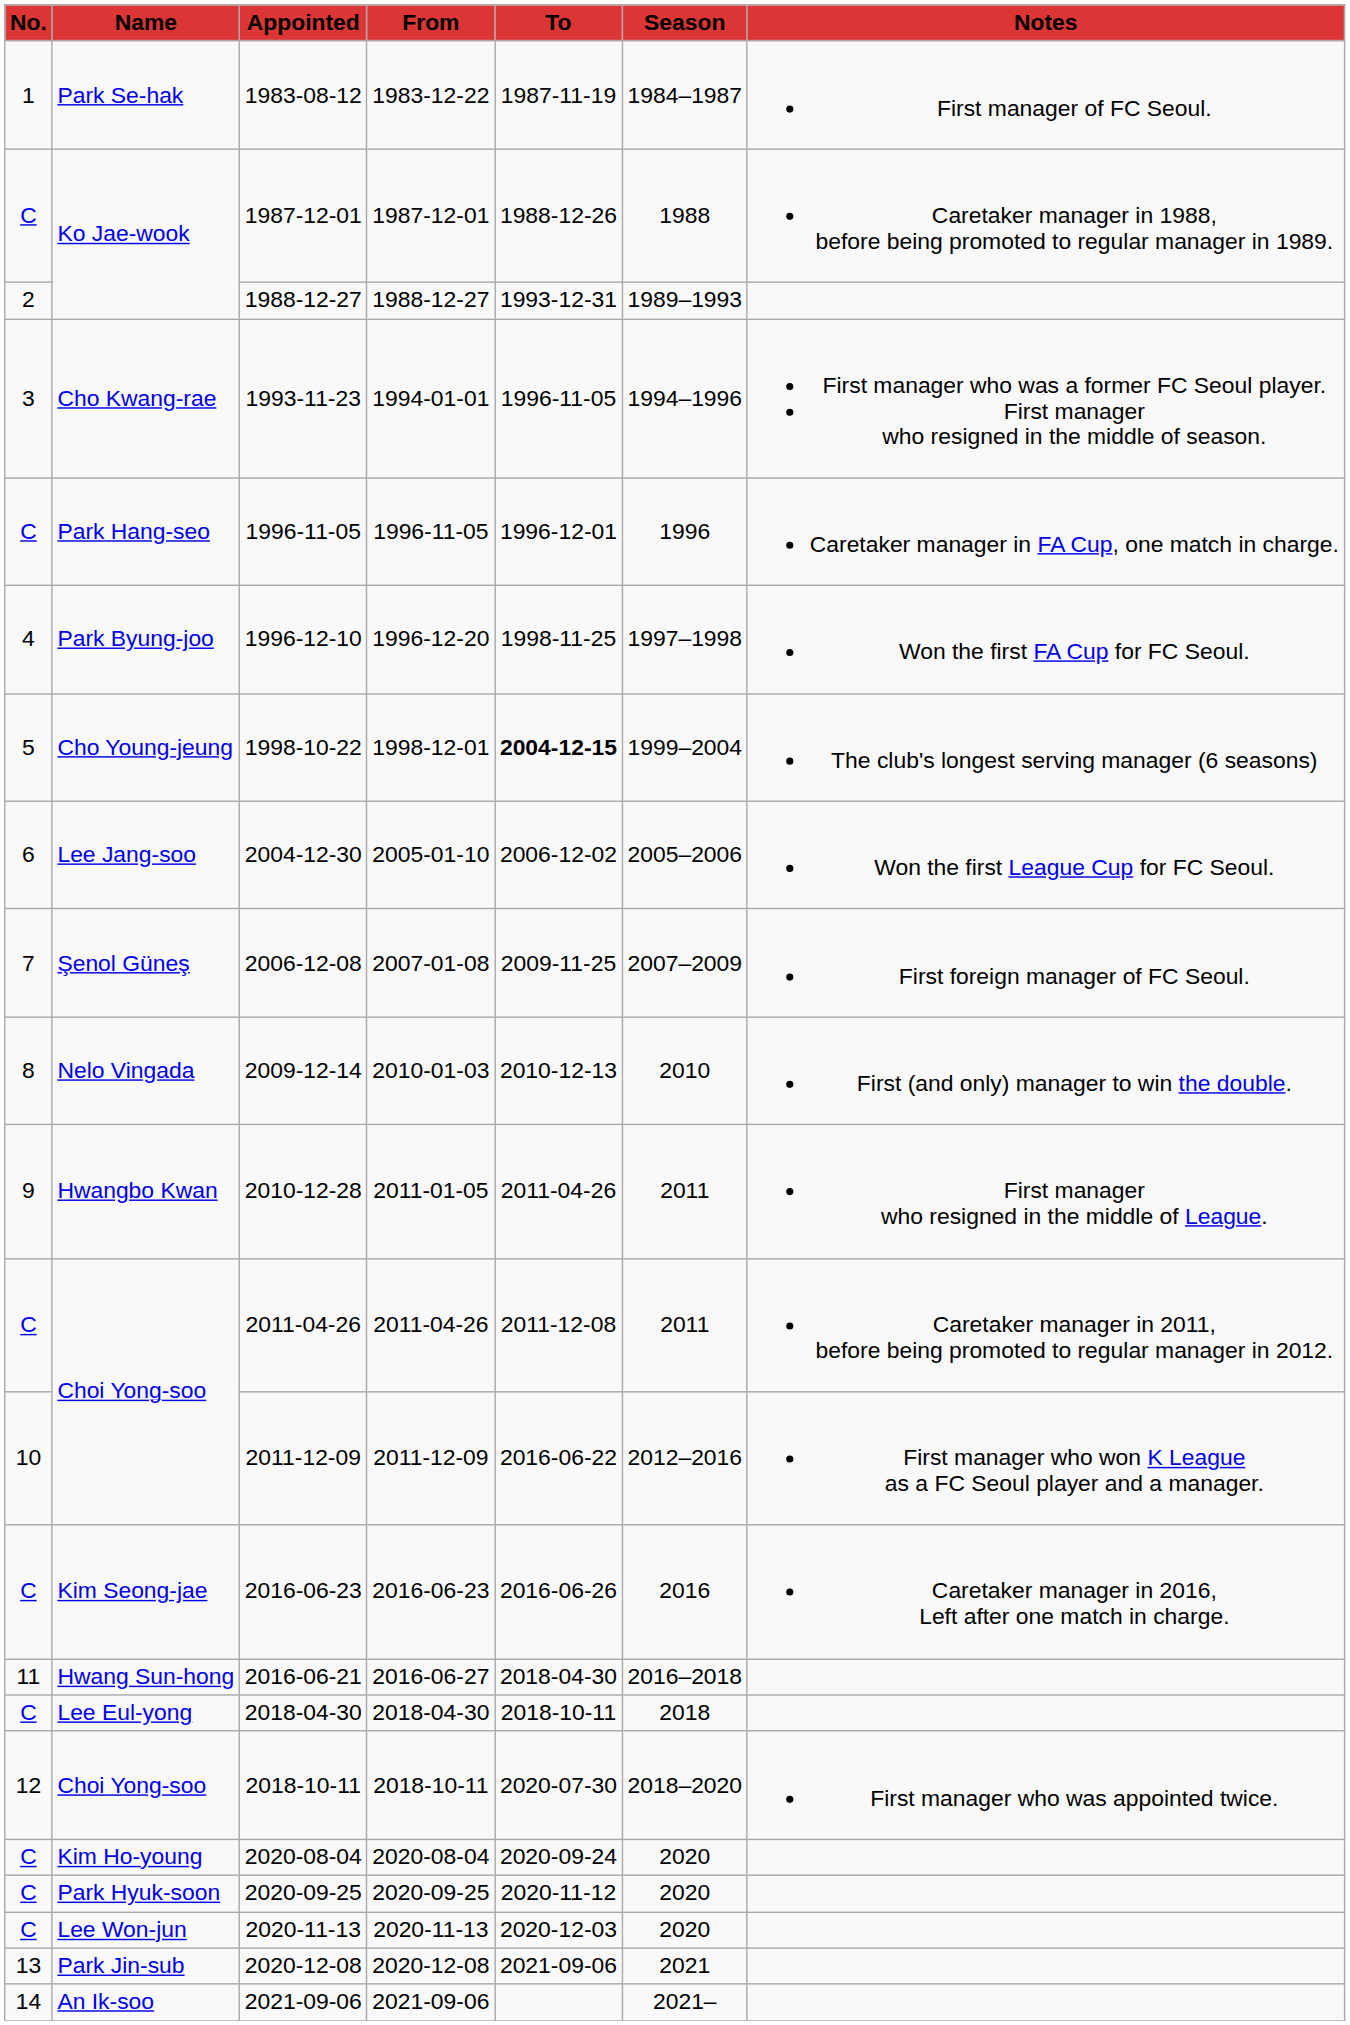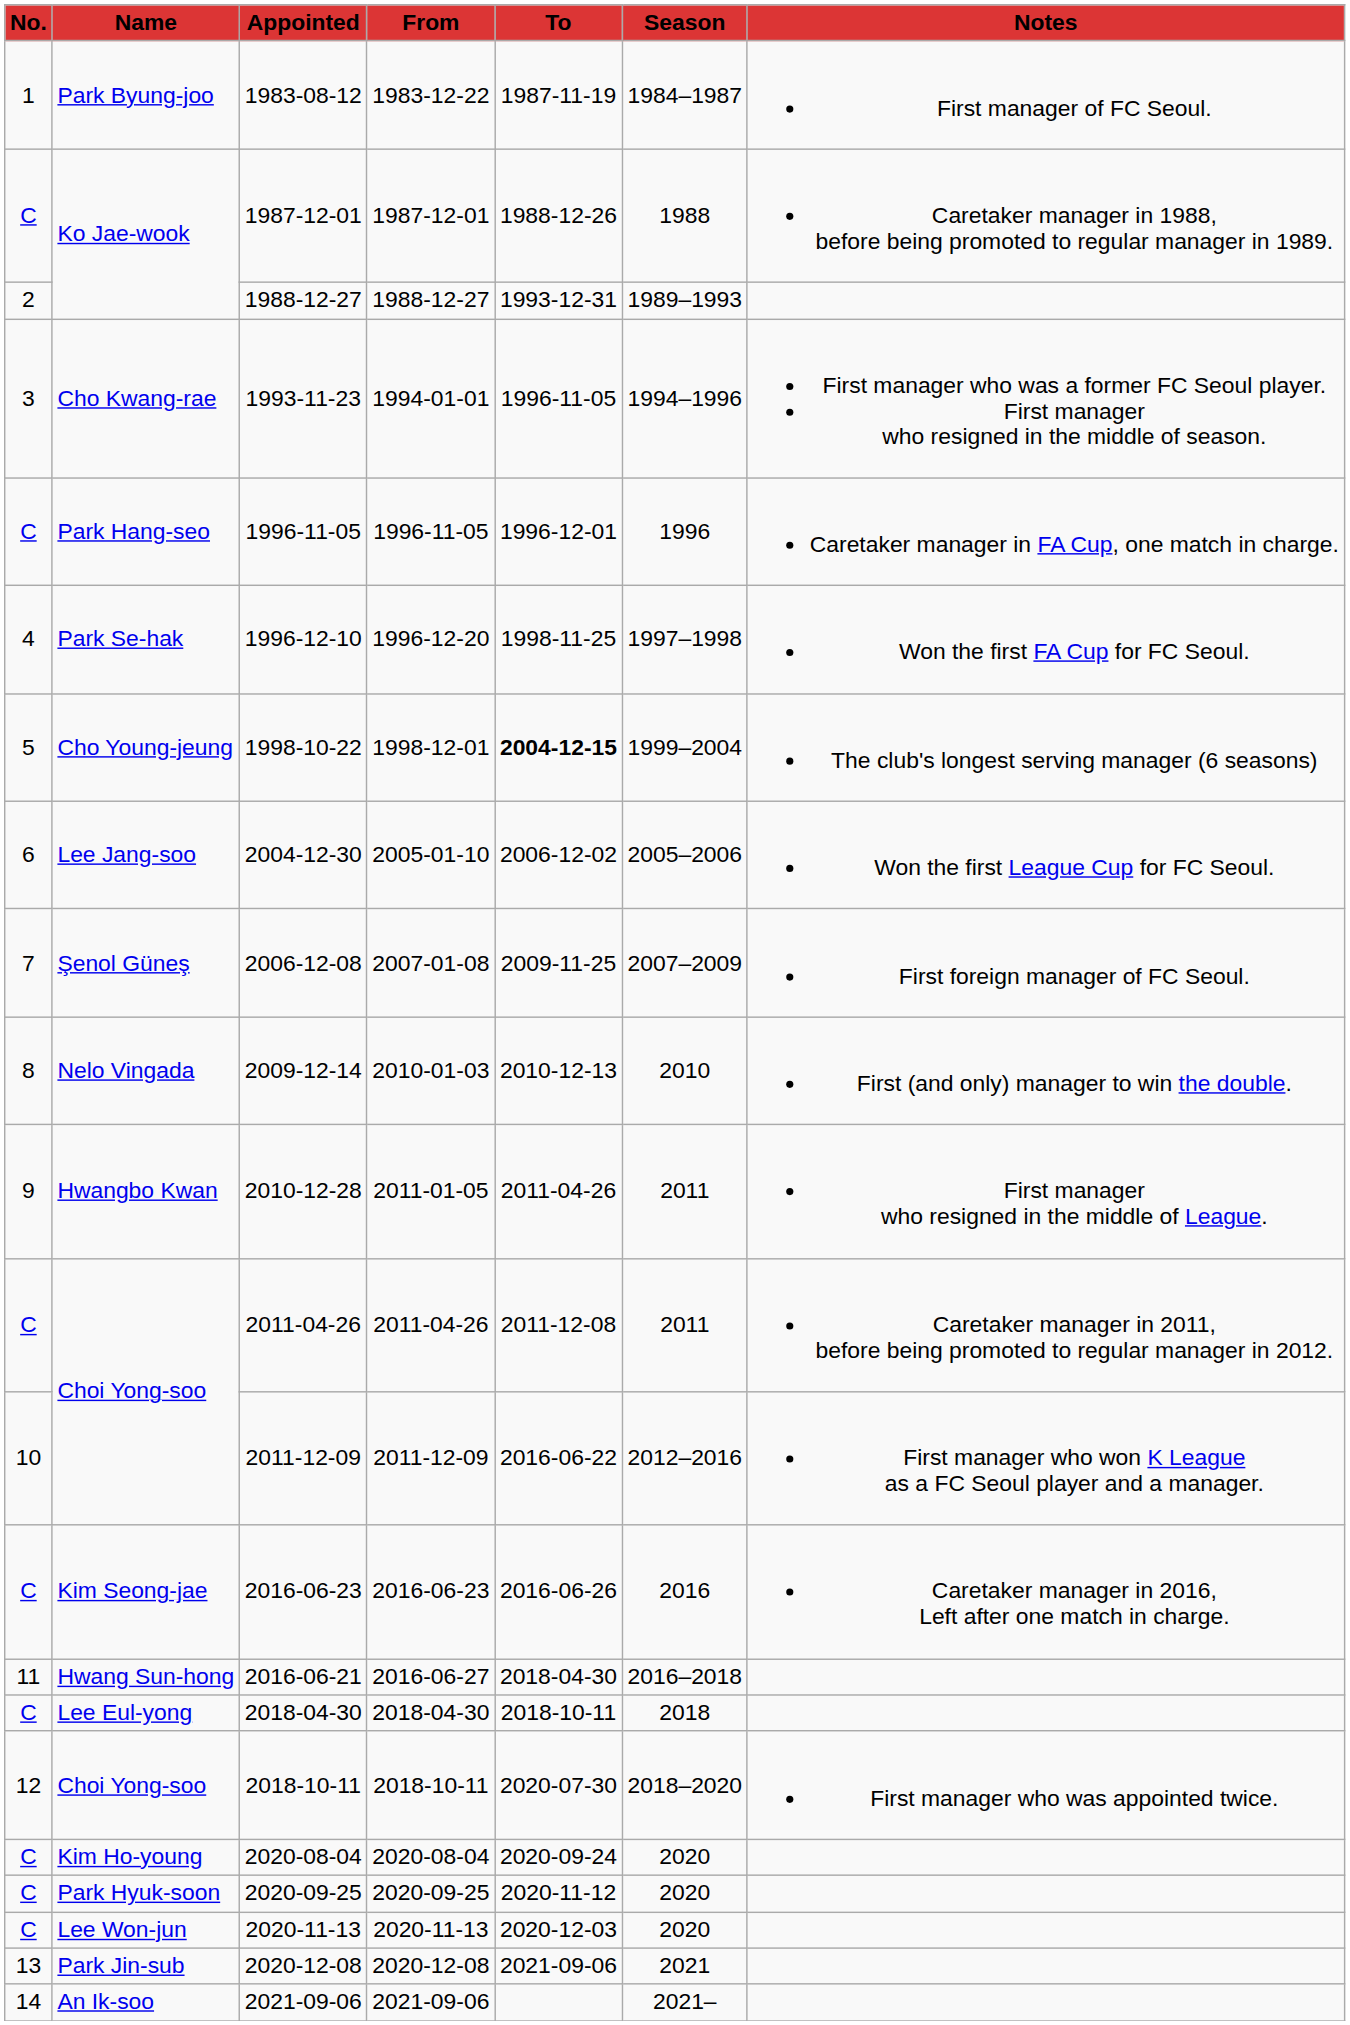(120, 94) Park Se-hak -> (136, 94) Park Byung-joo
(136, 639) Park Byung-joo -> (120, 639) Park Se-hak
